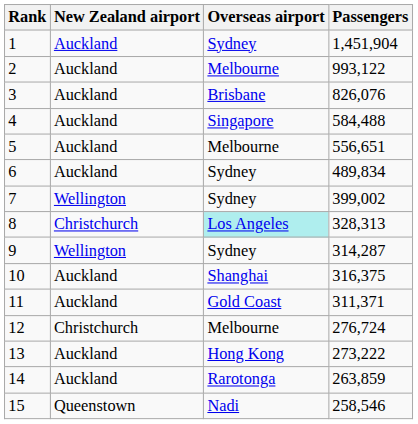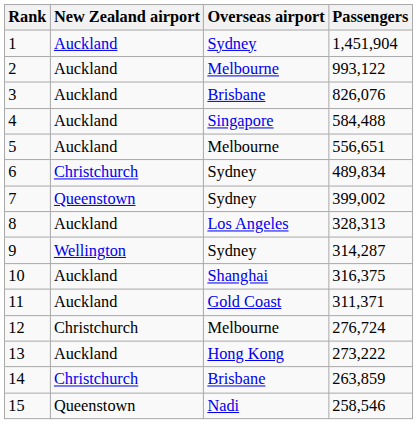(86, 172) Auckland -> (96, 172) Christchurch
(90, 198) Wellington -> (95, 198) Queenstown
(96, 224) Christchurch -> (86, 224) Auckland
(248, 224) paleturquoise background -> (248, 224) no background
(86, 379) Auckland -> (96, 379) Christchurch
(241, 379) Rarotonga -> (236, 379) Brisbane
